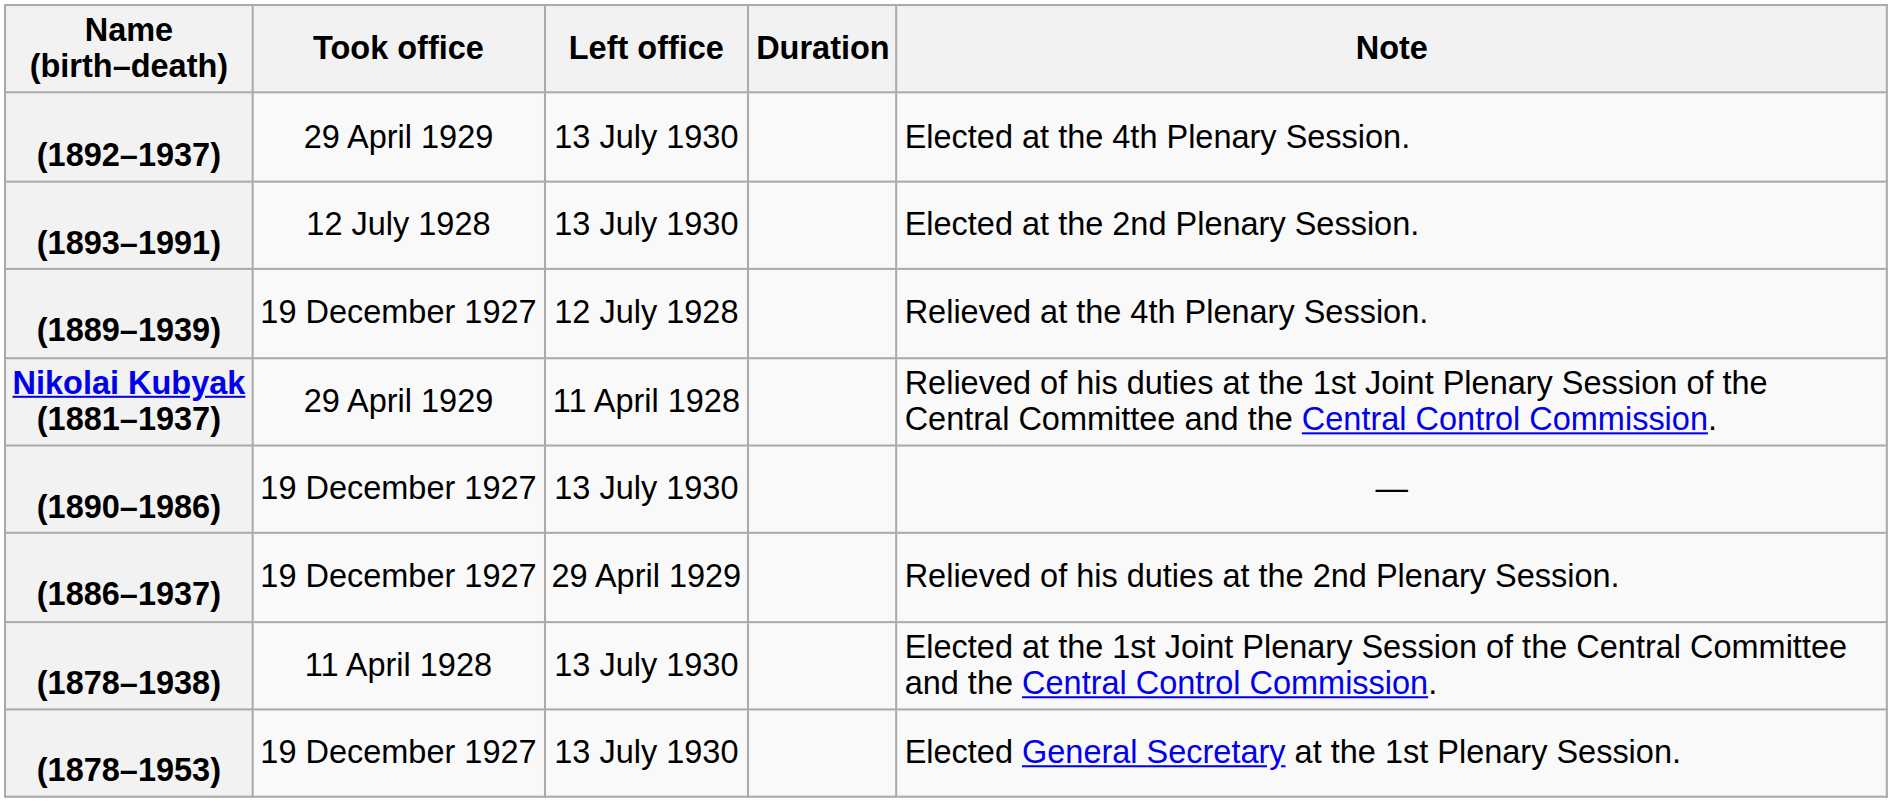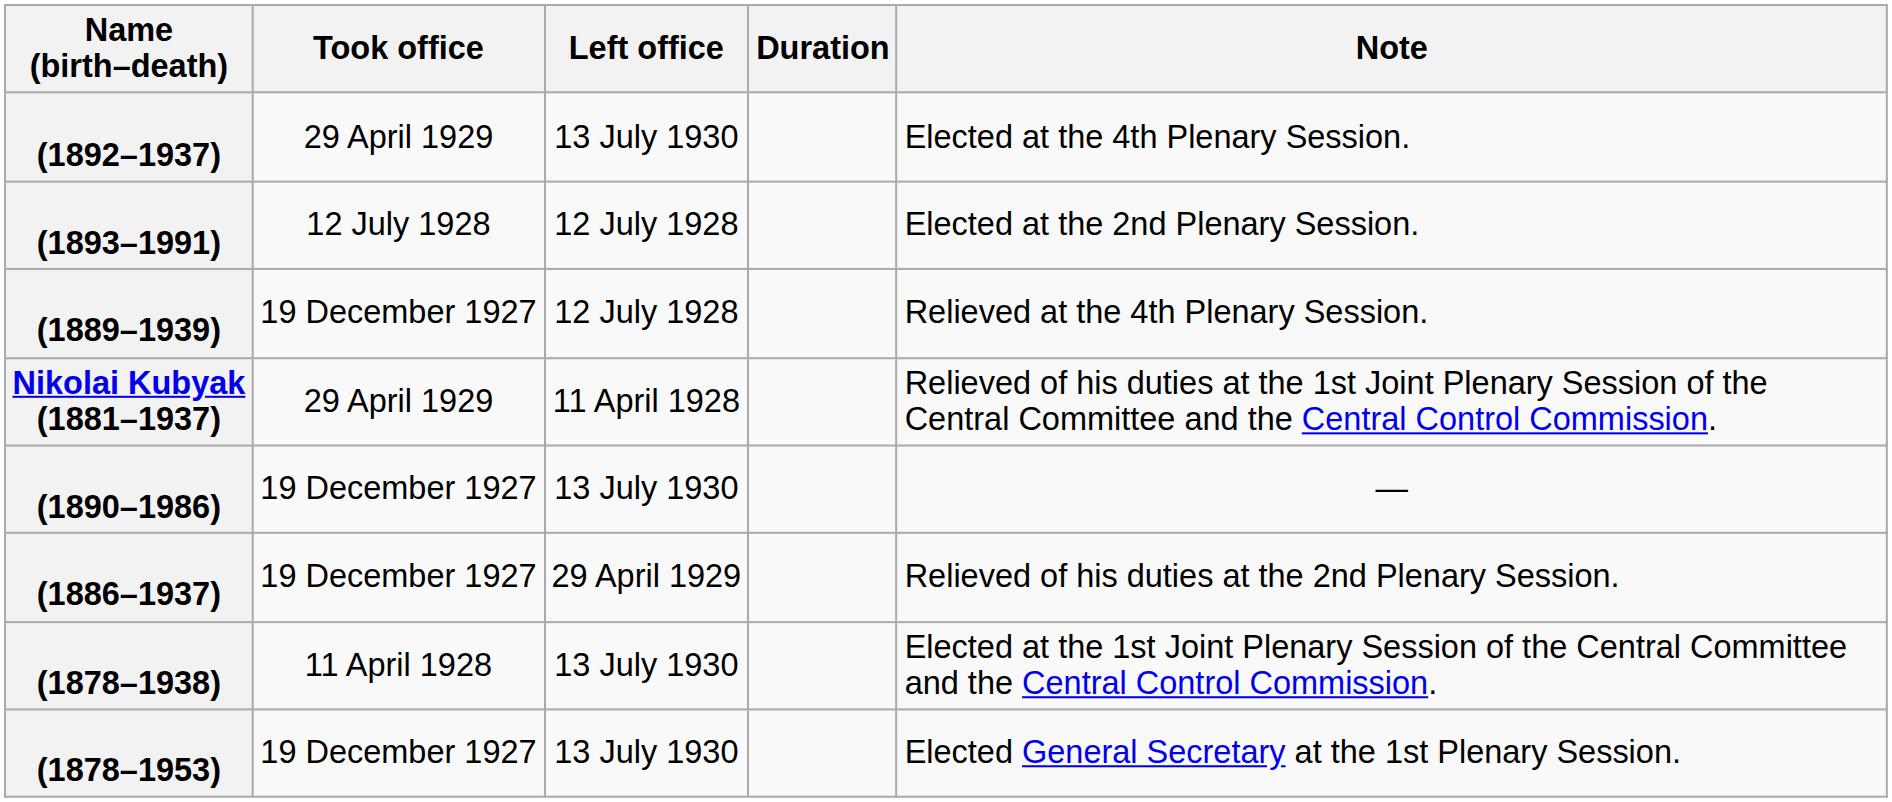(646, 224) 13 July 1930 -> (646, 224) 12 July 1928
